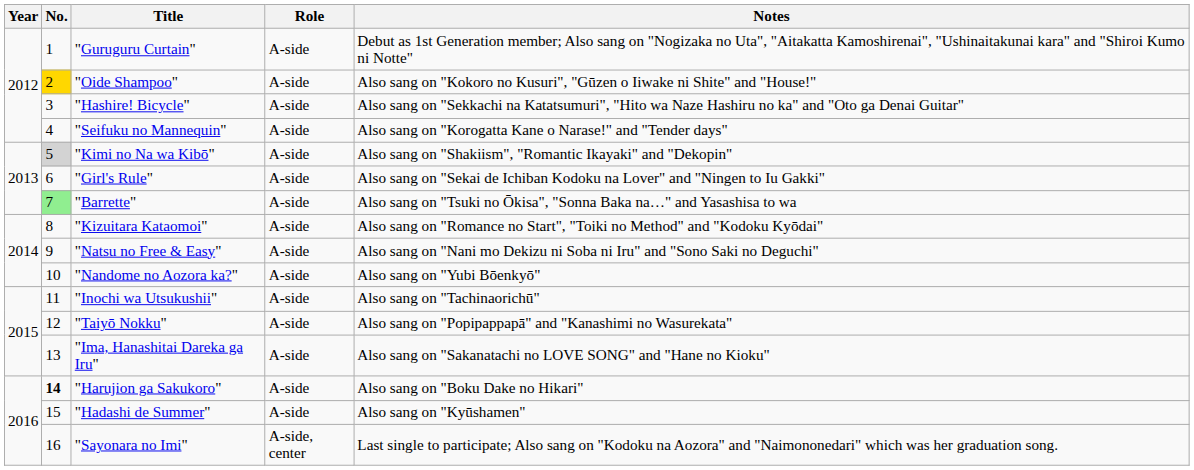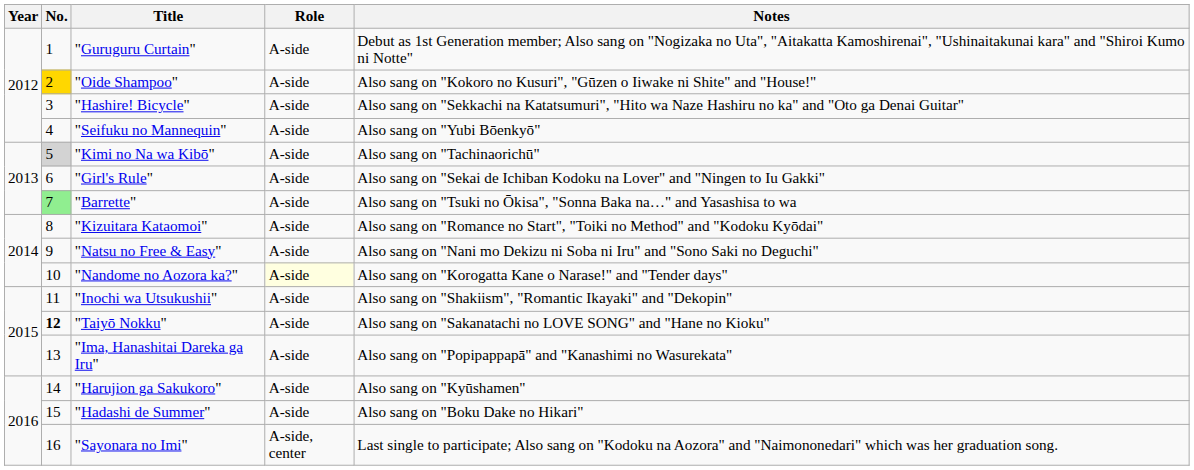(543, 130) Also sang on "Korogatta Kane o Narase!" and "Tender days" -> (449, 130) Also sang on "Yubi Bōenkyō"
(545, 154) Also sang on "Shakiism", "Romantic Ikayaki" and "Dekopin" -> (449, 154) Also sang on "Tachinaorichū"
(289, 274) no background -> (289, 274) lightyellow background
(449, 274) Also sang on "Yubi Bōenkyō" -> (543, 274) Also sang on "Korogatta Kane o Narase!" and "Tender days"
(449, 298) Also sang on "Tachinaorichū" -> (545, 298) Also sang on "Shakiism", "Romantic Ikayaki" and "Dekopin"
(53, 322) normal -> (53, 322) bold
(545, 322) Also sang on "Popipappapā" and "Kanashimi no Wasurekata" -> (564, 322) Also sang on "Sakanatachi no LOVE SONG" and "Hane no Kioku"
(564, 355) Also sang on "Sakanatachi no LOVE SONG" and "Hane no Kioku" -> (545, 355) Also sang on "Popipappapā" and "Kanashimi no Wasurekata"
(53, 388) bold -> (53, 388) normal
(470, 388) Also sang on "Boku Dake no Hikari" -> (441, 388) Also sang on "Kyūshamen"
(441, 412) Also sang on "Kyūshamen" -> (470, 412) Also sang on "Boku Dake no Hikari"
